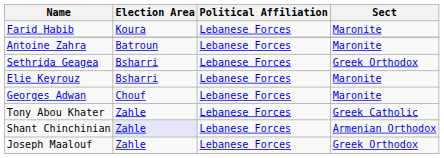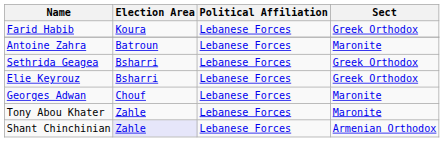(357, 29) Maronite -> (375, 29) Greek Orthodox
(357, 79) Maronite -> (375, 79) Greek Orthodox
(375, 112) Greek Catholic -> (357, 112) Maronite
- row: (50, 145)
